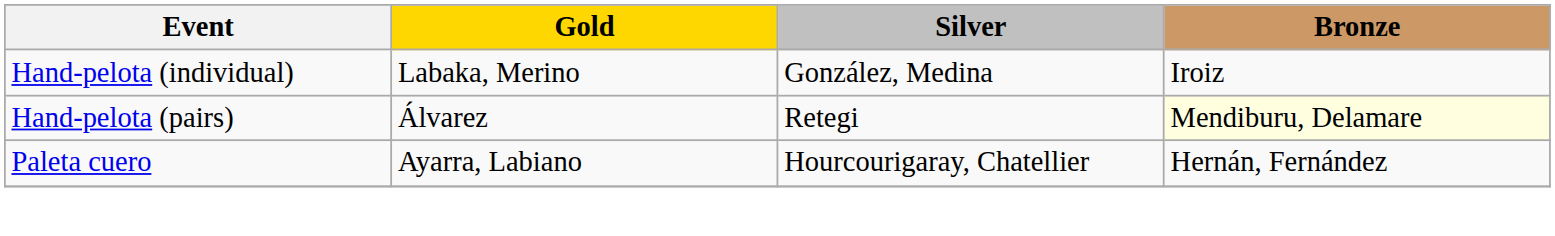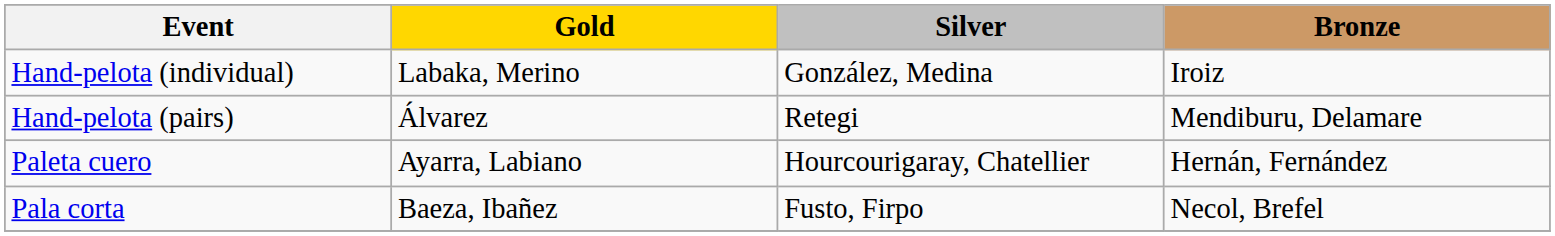(1296, 117) lightyellow background -> (1296, 117) no background
+ row: (68, 207)
